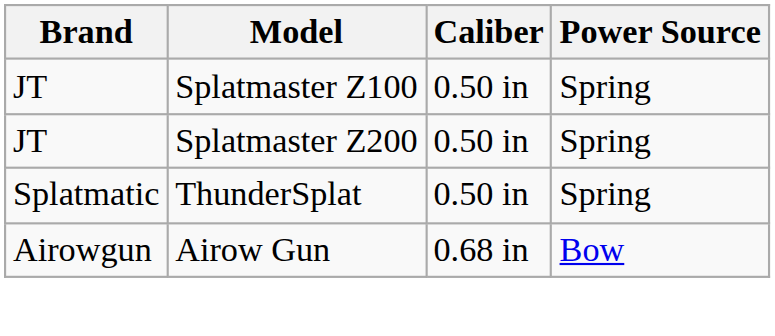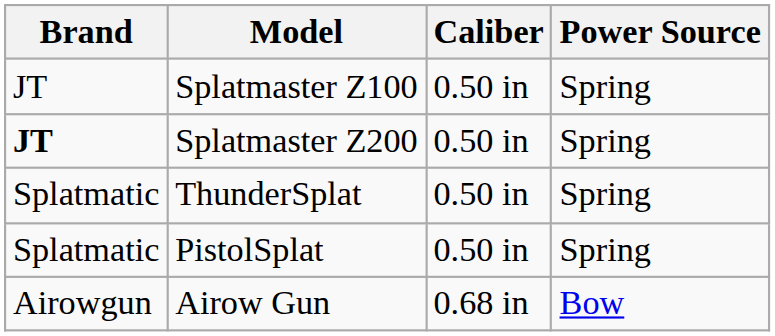(30, 140) normal -> (33, 140) bold
+ row: (249, 248)
